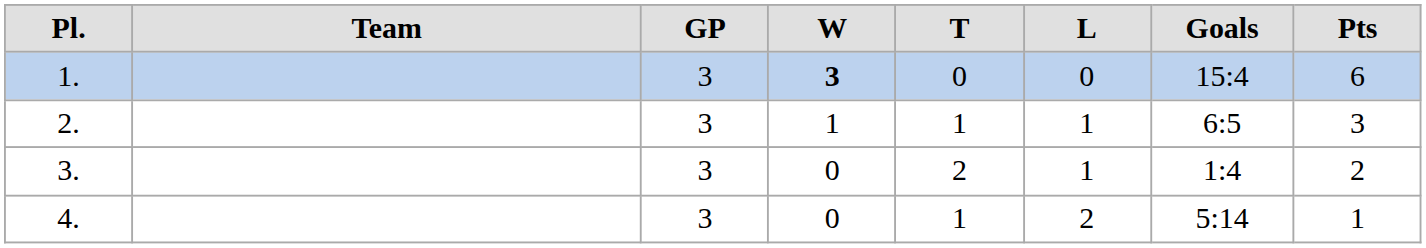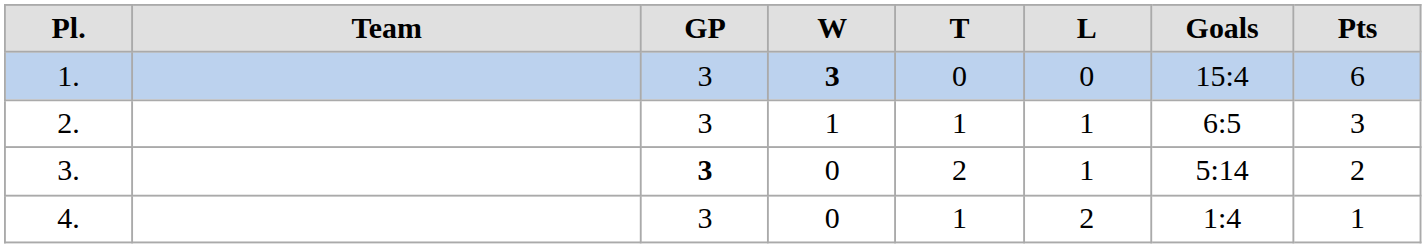(705, 170) normal -> (705, 170) bold
(1222, 170) 1:4 -> (1222, 170) 5:14
(1222, 218) 5:14 -> (1222, 218) 1:4
